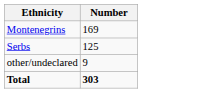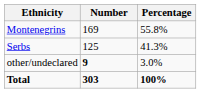+ column: (167, 12)
(85, 63) normal -> (85, 63) bold
